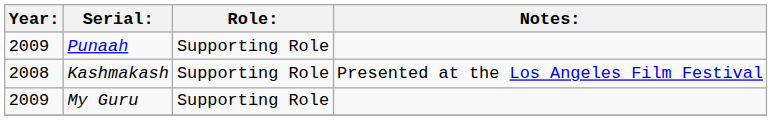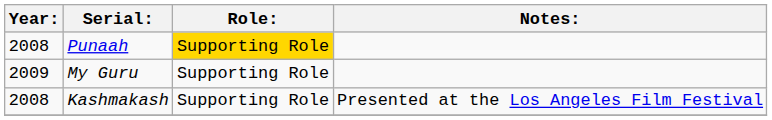(29, 46) 2009 -> (29, 46) 2008
(253, 46) no background -> (253, 46) gold background
rows swapped: (103, 101) <-> (118, 74)
